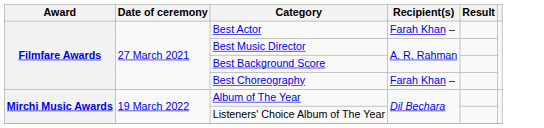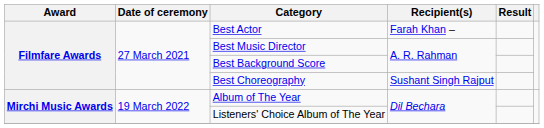(422, 81) Farah Khan – -> (442, 81) Sushant Singh Rajput
